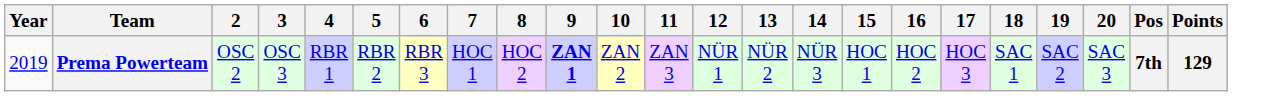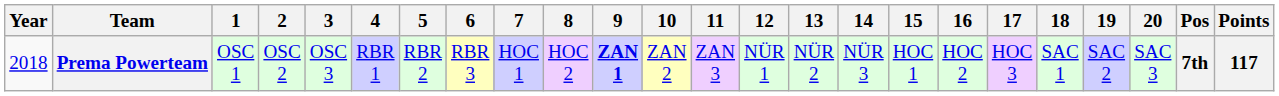+ column: (236, 19)
(28, 62) 2019 -> (28, 62) 2018
(1198, 62) 129 -> (1244, 62) 117
